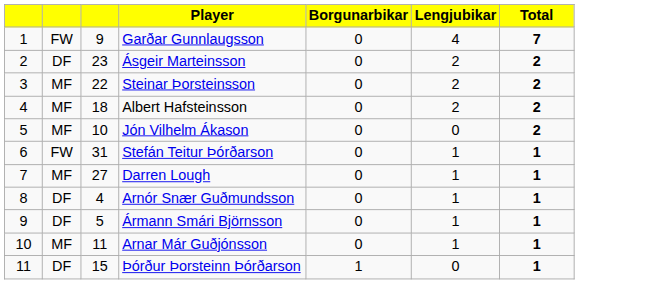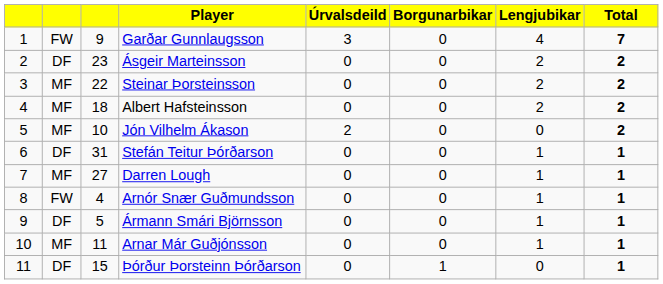+ column: (348, 15)
(62, 152) FW -> (62, 152) DF
(62, 198) DF -> (62, 198) FW
